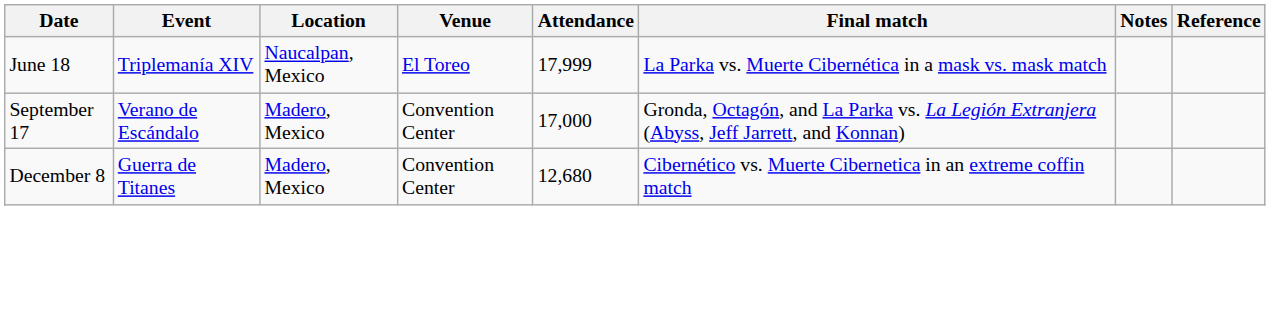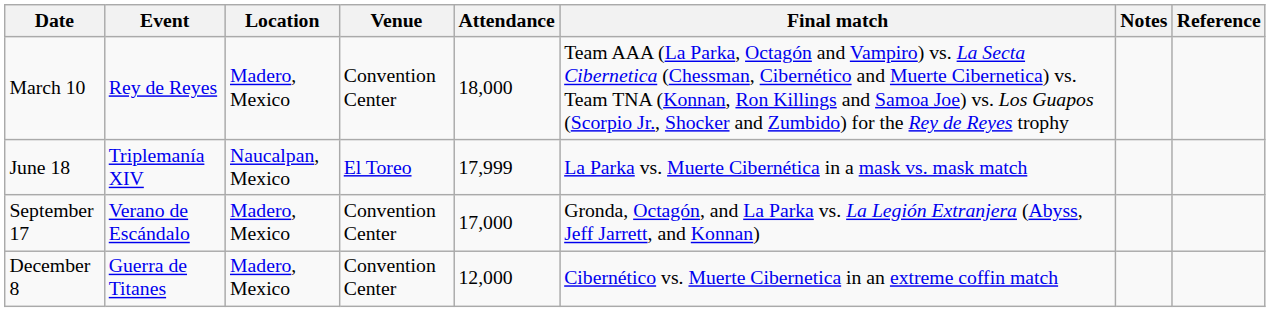+ row: (47, 87)
(565, 175) 12,680 -> (486, 278) 12,000
